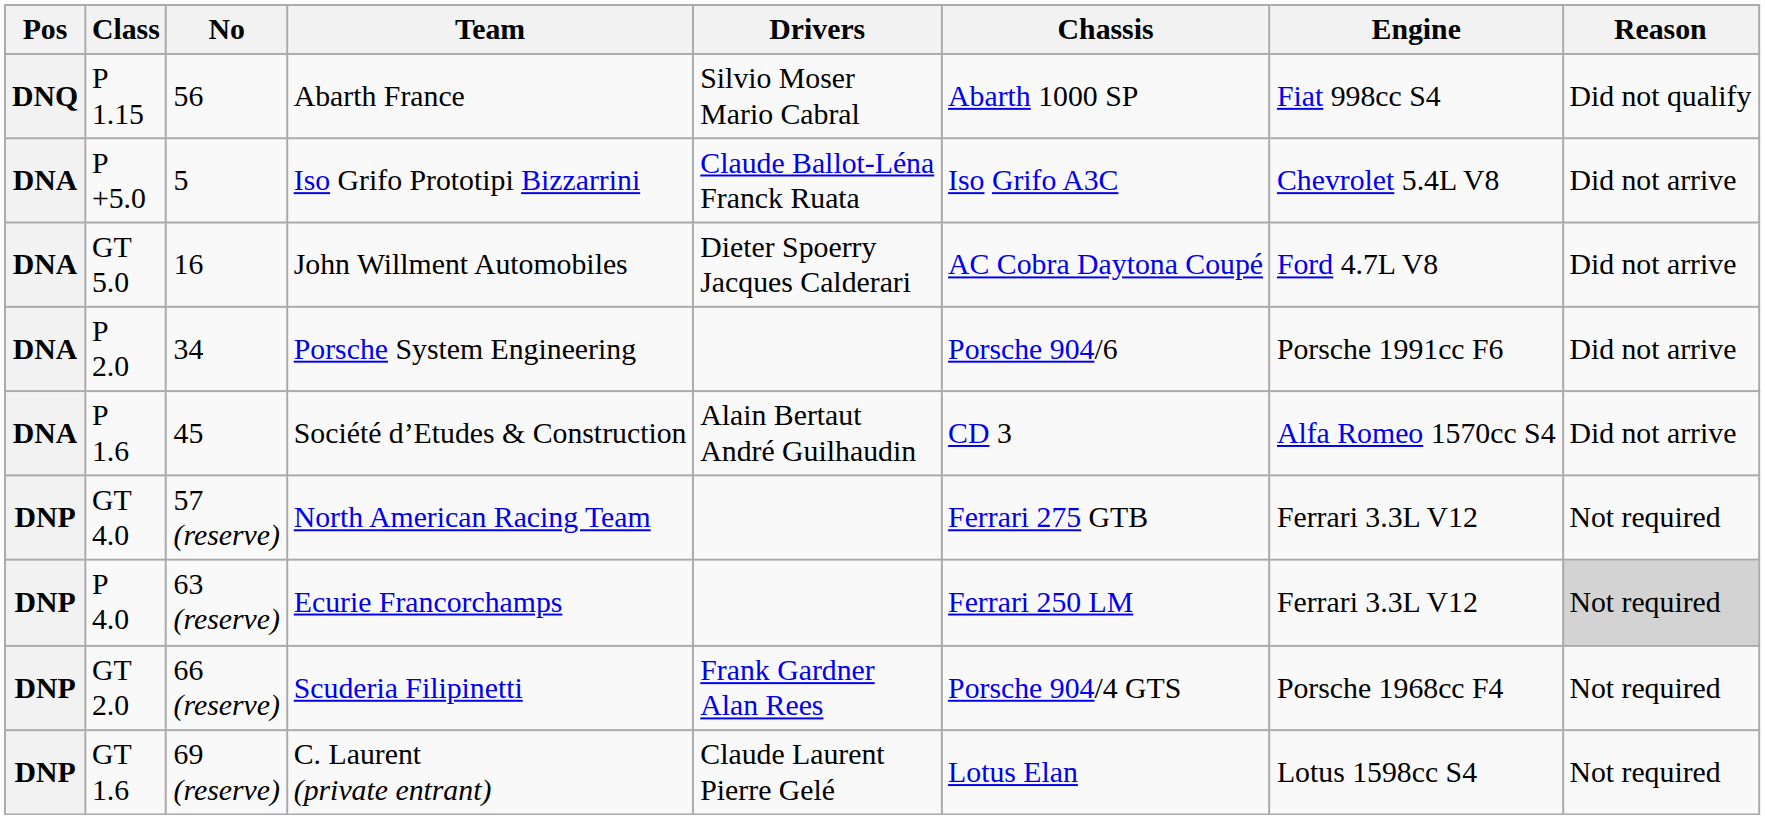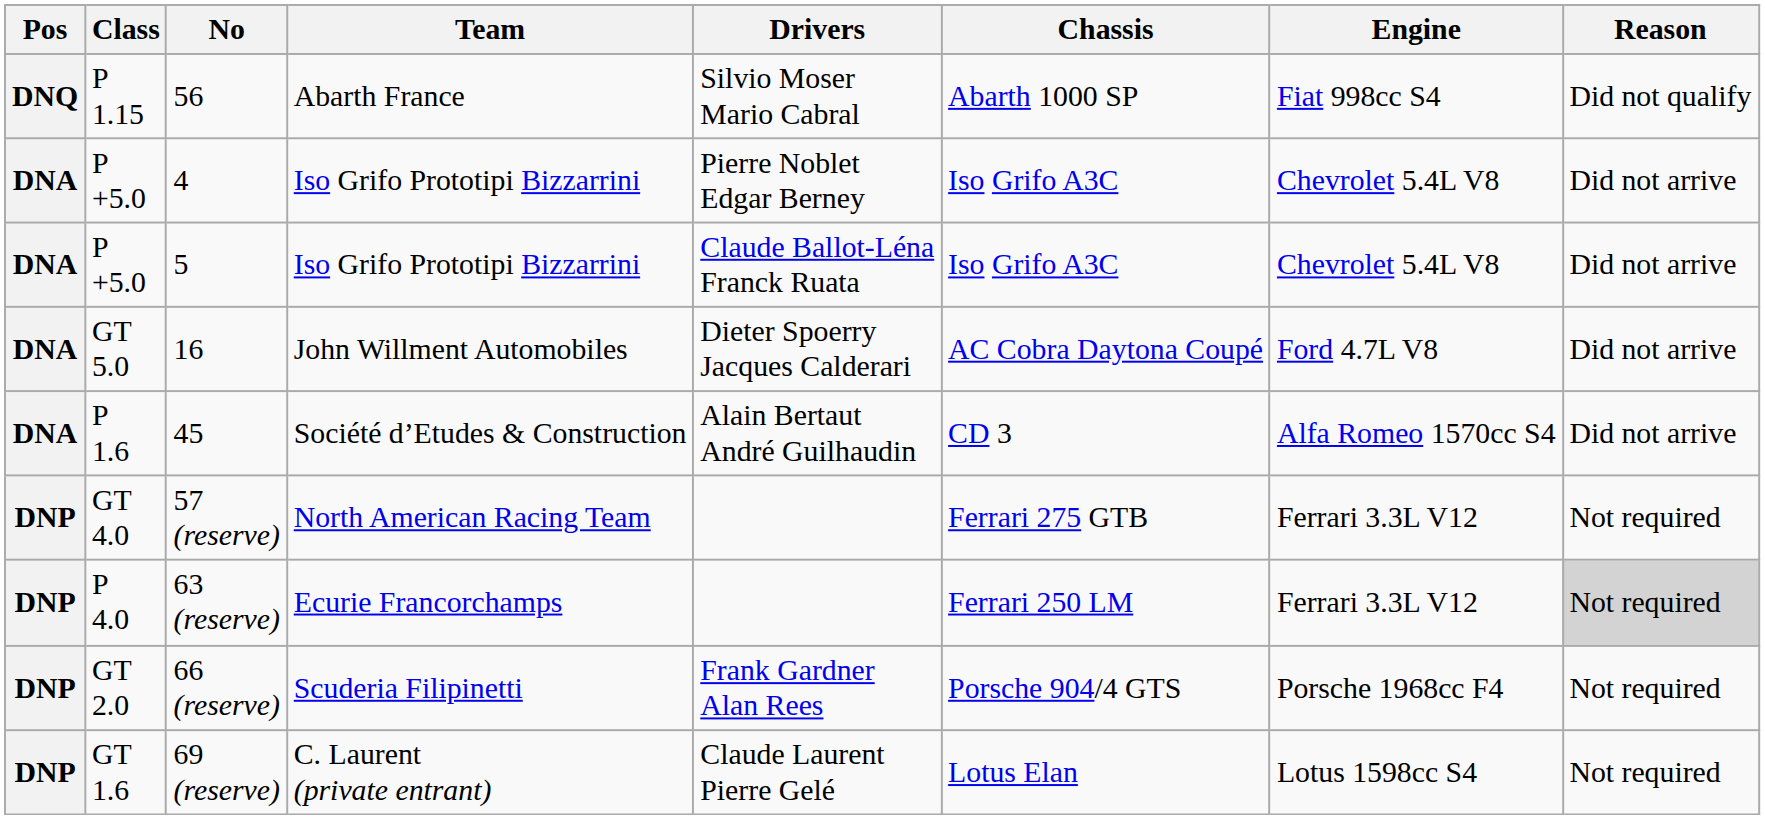+ row: (181, 180)
- row: (188, 349)
